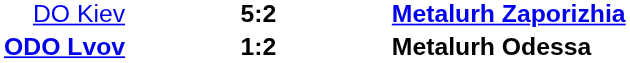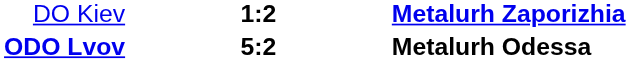(258, 13) 5:2 -> (258, 13) 1:2
(258, 46) 1:2 -> (258, 46) 5:2
